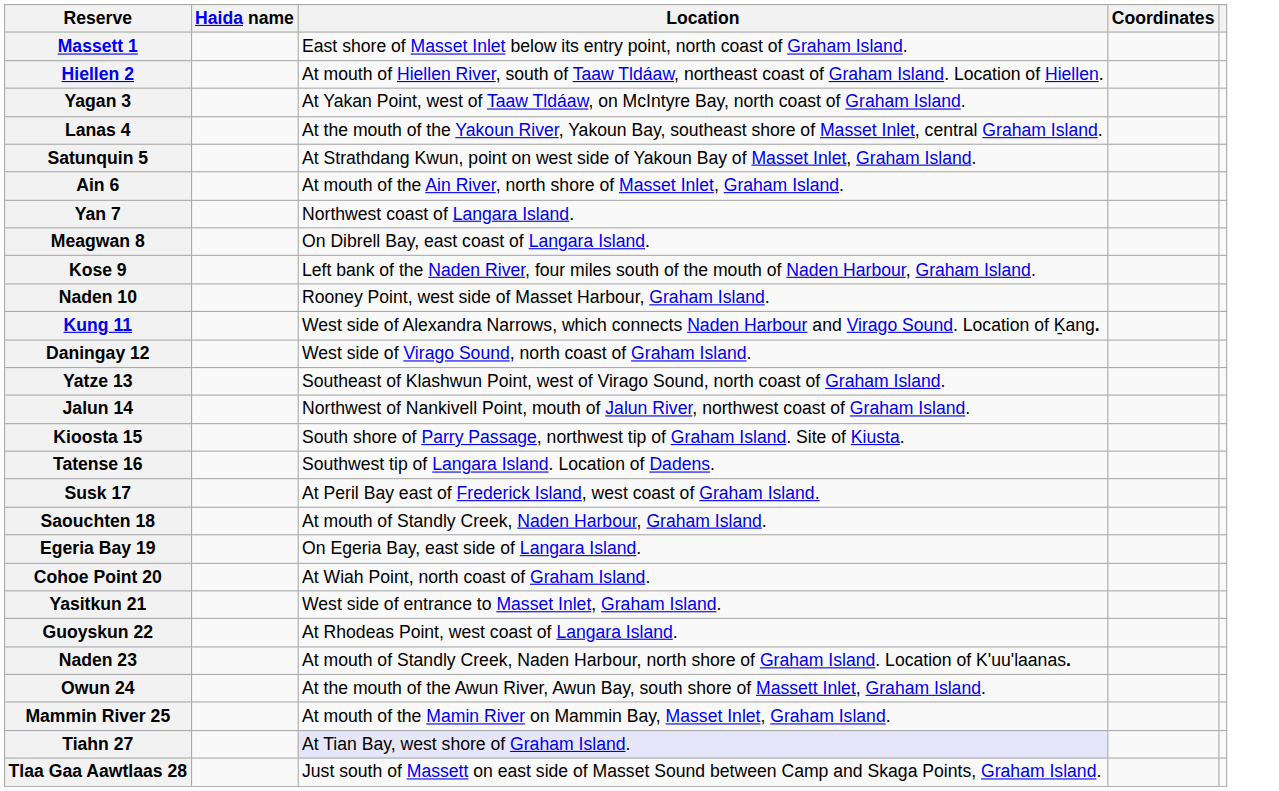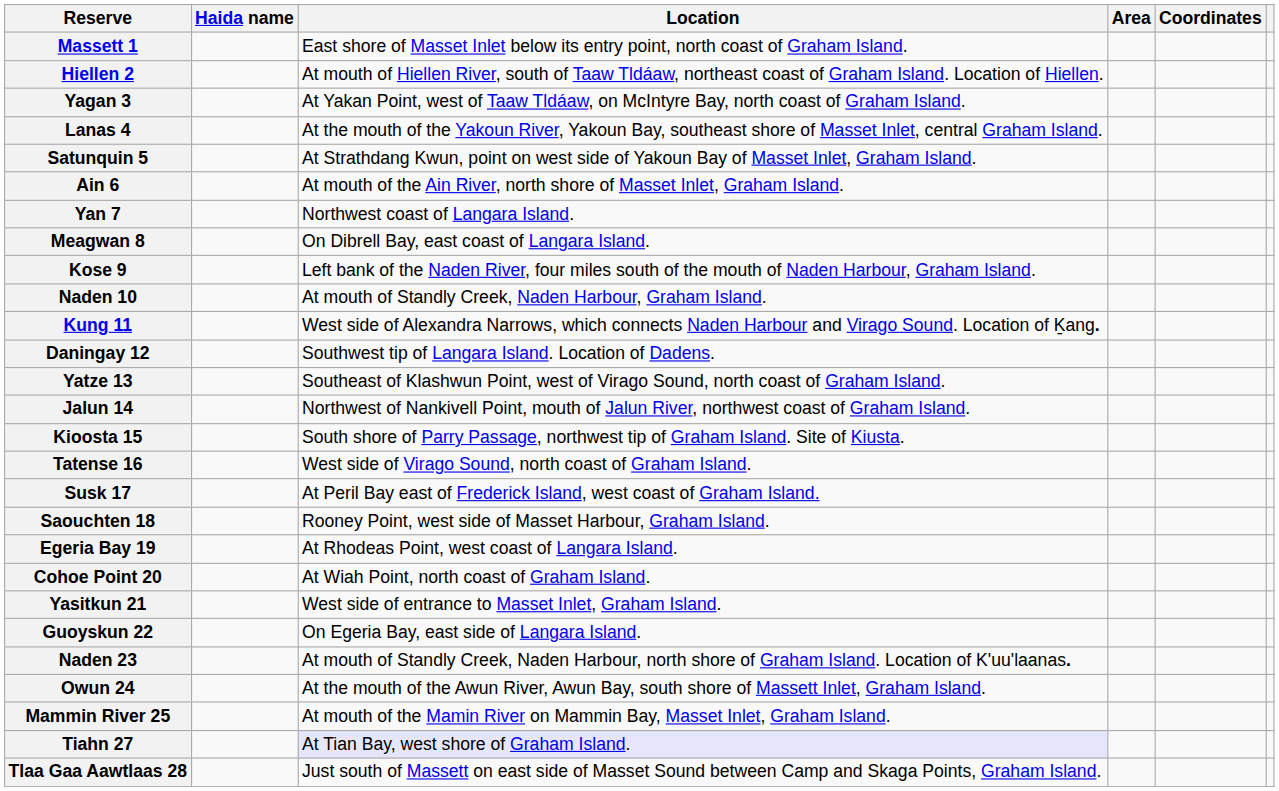+ column: (1131, 18)
(536, 297) Rooney Point, west side of Masset Harbour, Graham Island. -> (534, 297) At mouth of Standly Creek, Naden Harbour, Graham Island.
(527, 353) West side of Virago Sound, north coast of Graham Island. -> (508, 353) Southwest tip of Langara Island. Location of Dadens.
(508, 465) Southwest tip of Langara Island. Location of Dadens. -> (527, 465) West side of Virago Sound, north coast of Graham Island.
(534, 520) At mouth of Standly Creek, Naden Harbour, Graham Island. -> (536, 520) Rooney Point, west side of Masset Harbour, Graham Island.
(472, 548) On Egeria Bay, east side of Langara Island. -> (490, 548) At Rhodeas Point, west coast of Langara Island.
(490, 632) At Rhodeas Point, west coast of Langara Island. -> (472, 632) On Egeria Bay, east side of Langara Island.
